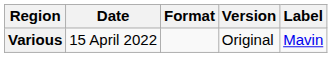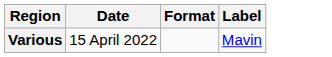- column: (249, 16)
